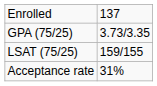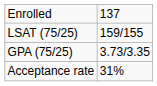rows swapped: (40, 33) <-> (43, 52)
